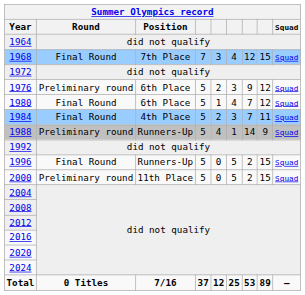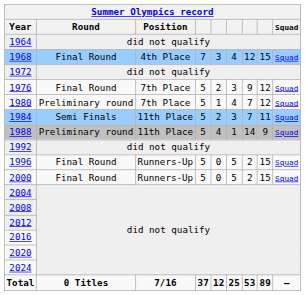(165, 57) 7th Place -> (165, 57) 4th Place
(86, 87) Preliminary round -> (86, 87) Final Round
(165, 87) 6th Place -> (165, 87) 7th Place
(86, 102) Final Round -> (86, 102) Preliminary round
(165, 102) 6th Place -> (165, 102) 7th Place
(86, 117) Final Round -> (86, 117) Semi Finals
(165, 117) 4th Place -> (165, 117) 11th Place
(165, 132) Runners-Up -> (165, 132) 11th Place
(86, 177) Preliminary round -> (86, 177) Final Round
(165, 177) 11th Place -> (165, 177) Runners-Up
